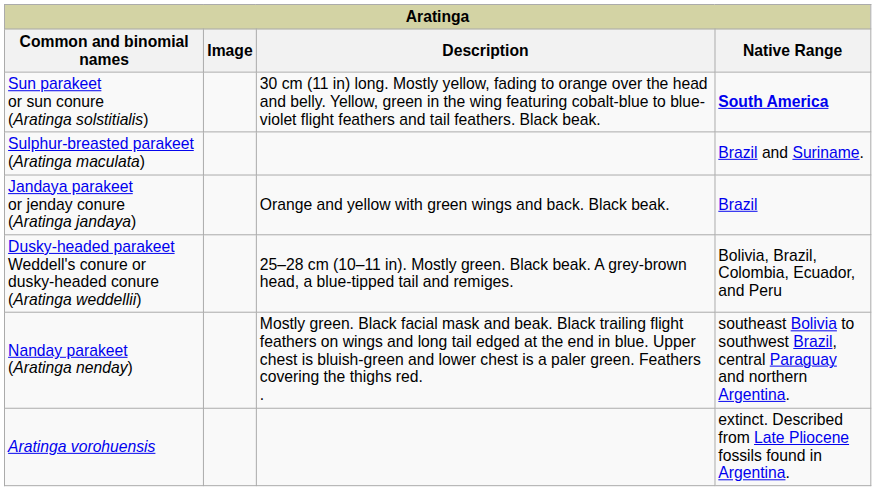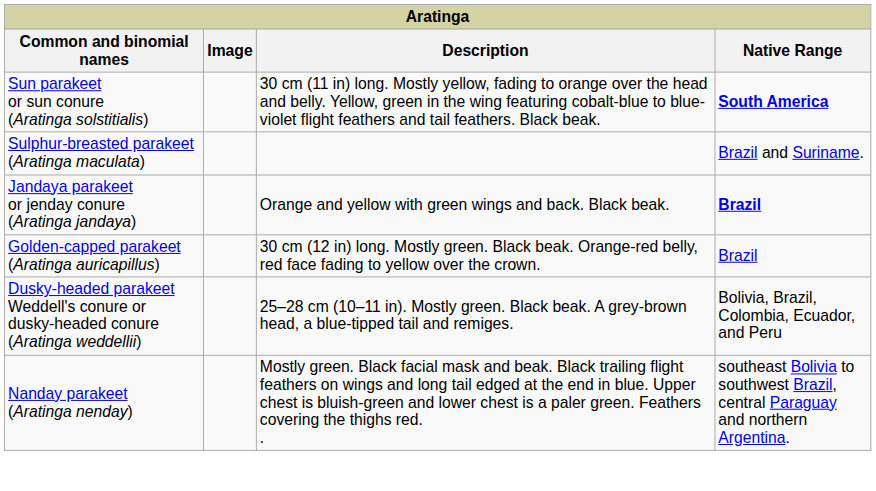(738, 204) normal -> (740, 204) bold
+ row: (94, 255)
- row: (82, 446)
